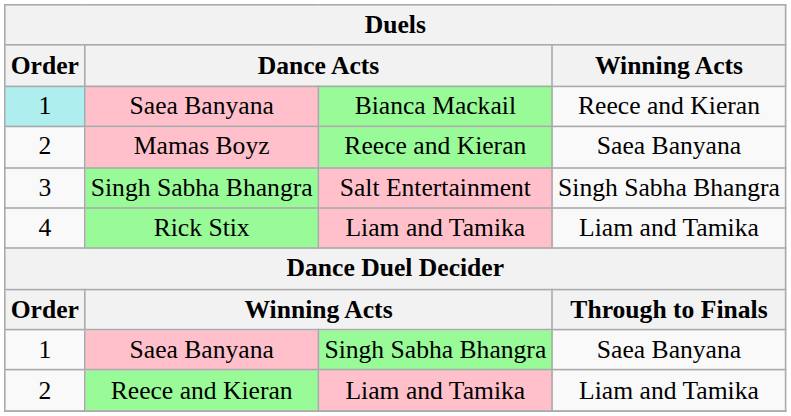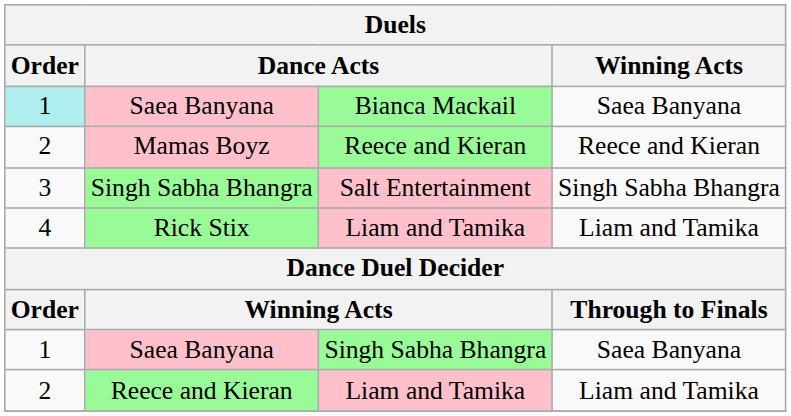(669, 106) Reece and Kieran -> (669, 106) Saea Banyana
(669, 146) Saea Banyana -> (669, 146) Reece and Kieran
